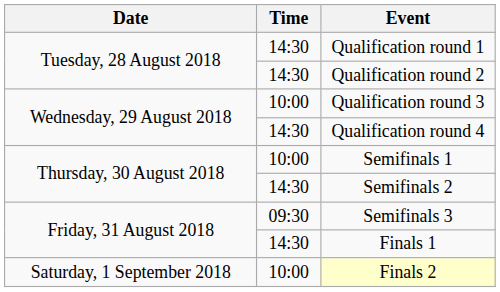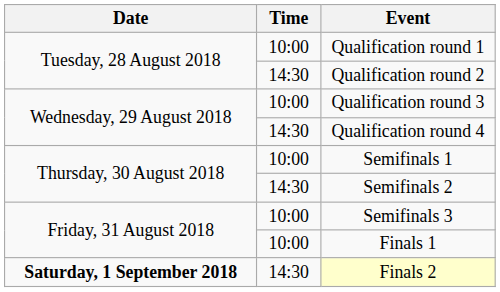(289, 46) 14:30 -> (289, 46) 10:00
(289, 215) 09:30 -> (289, 215) 10:00
(289, 243) 14:30 -> (289, 243) 10:00
(131, 272) normal -> (131, 272) bold
(289, 272) 10:00 -> (289, 272) 14:30
